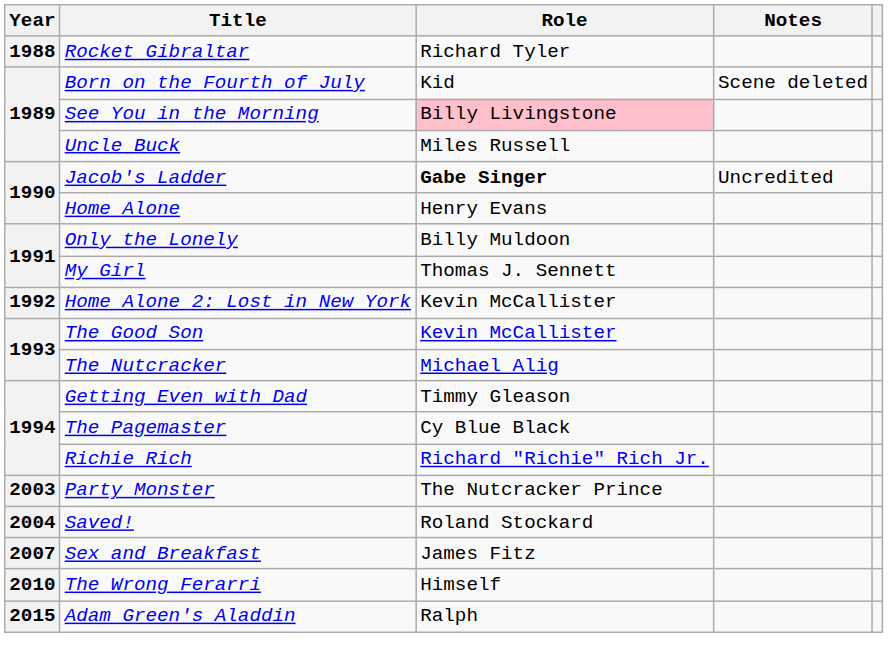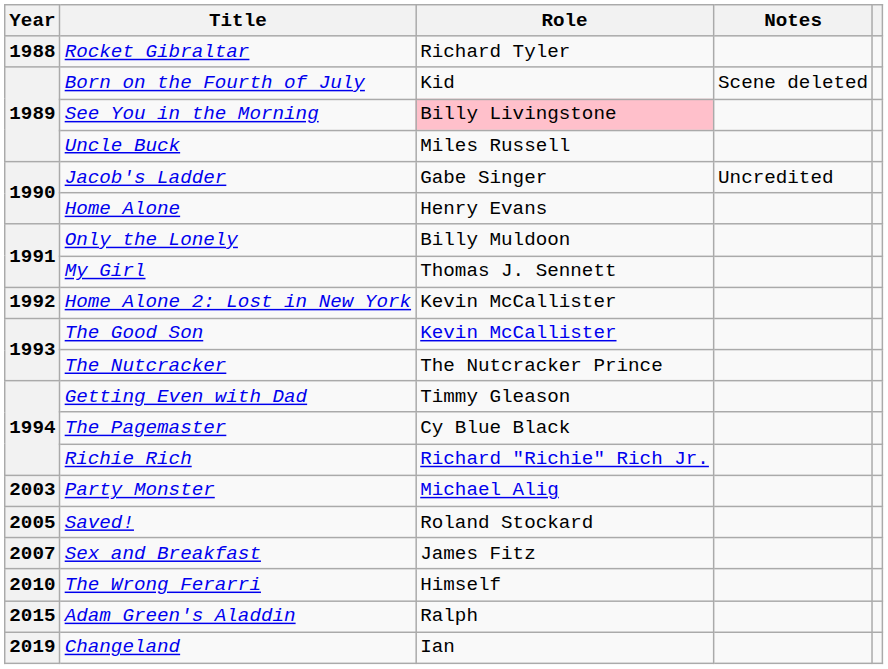(484, 177) bold -> (484, 177) normal
(490, 365) Michael Alig -> (541, 365) The Nutcracker Prince
(541, 491) The Nutcracker Prince -> (490, 491) Michael Alig
(32, 522) 2004 -> (32, 522) 2005
+ row: (122, 648)
